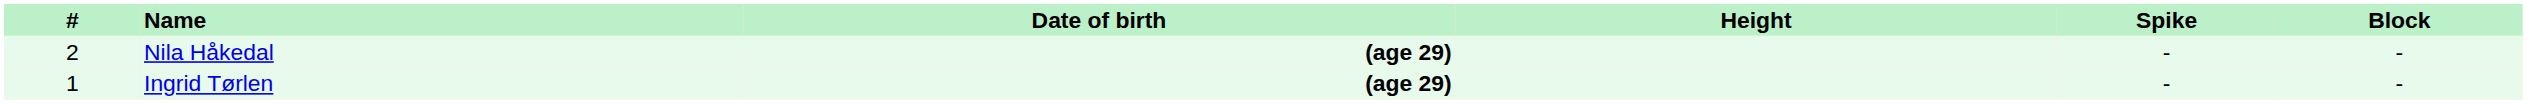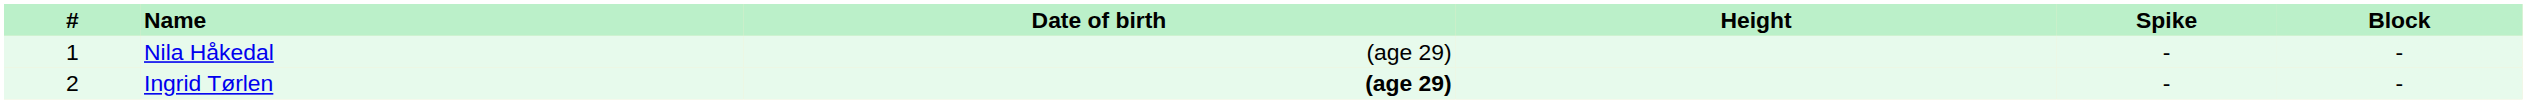(72, 52) 2 -> (72, 52) 1
(1408, 52) bold -> (1409, 52) normal
(72, 84) 1 -> (72, 84) 2
